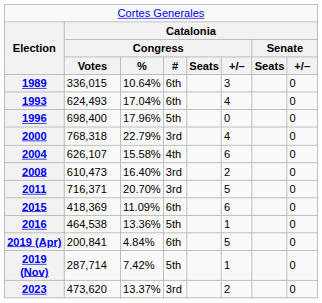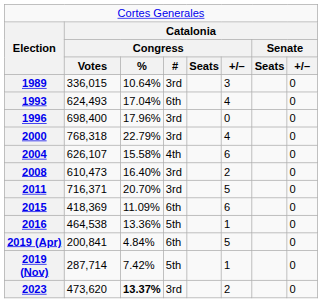(174, 84) 6th -> (174, 84) 3rd
(174, 119) 5th -> (174, 119) 3rd
(142, 289) normal -> (142, 289) bold
